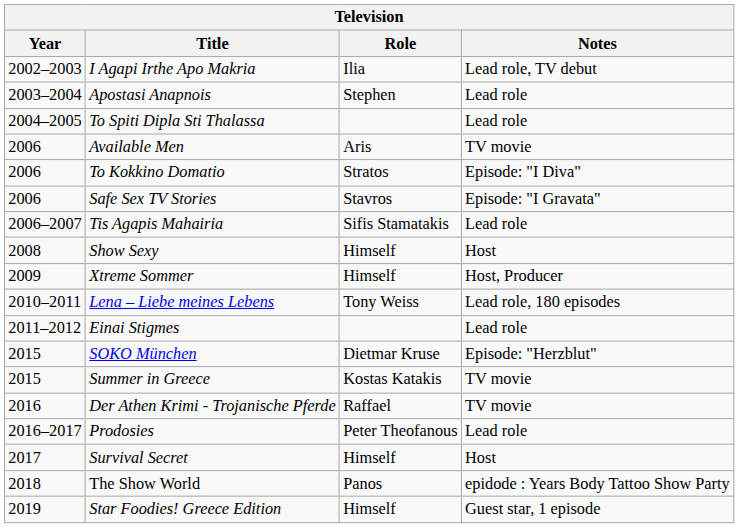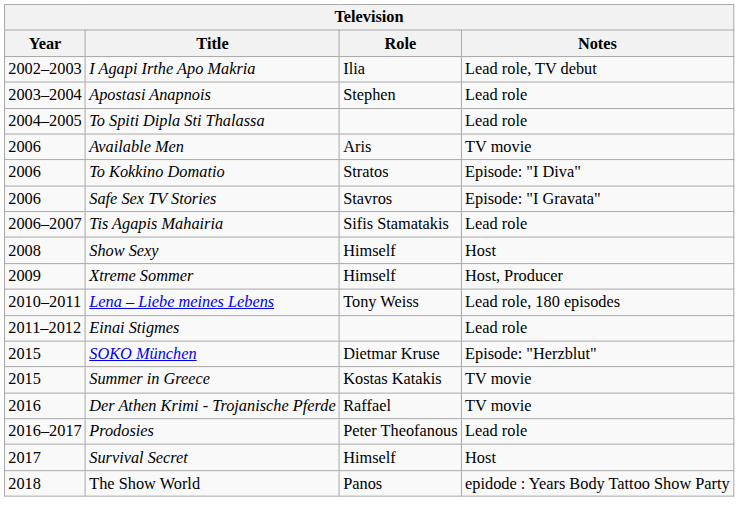- row: (185, 509)
